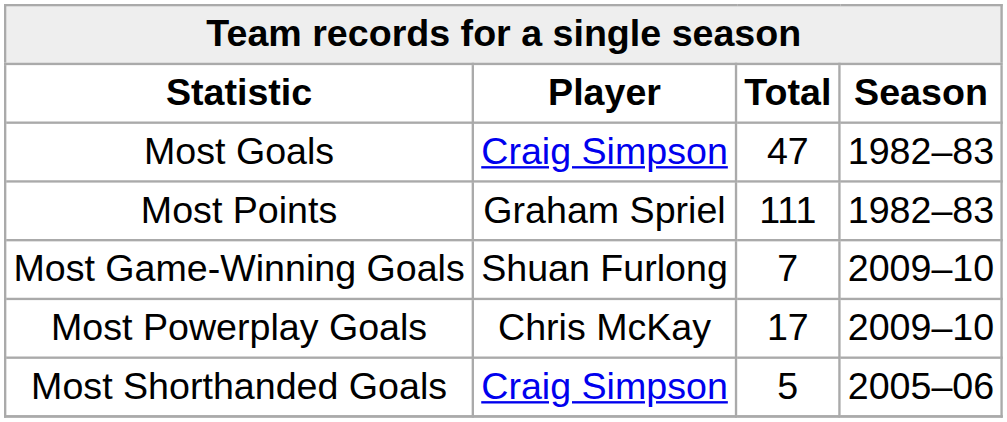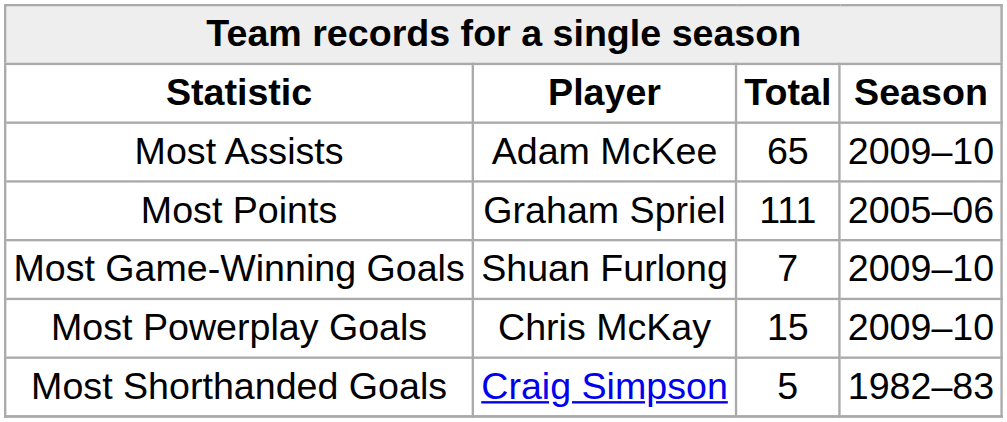- row: (239, 151)
+ row: (239, 151)
(921, 210) 1982–83 -> (921, 210) 2005–06
(788, 327) 17 -> (788, 327) 15
(921, 386) 2005–06 -> (921, 386) 1982–83
